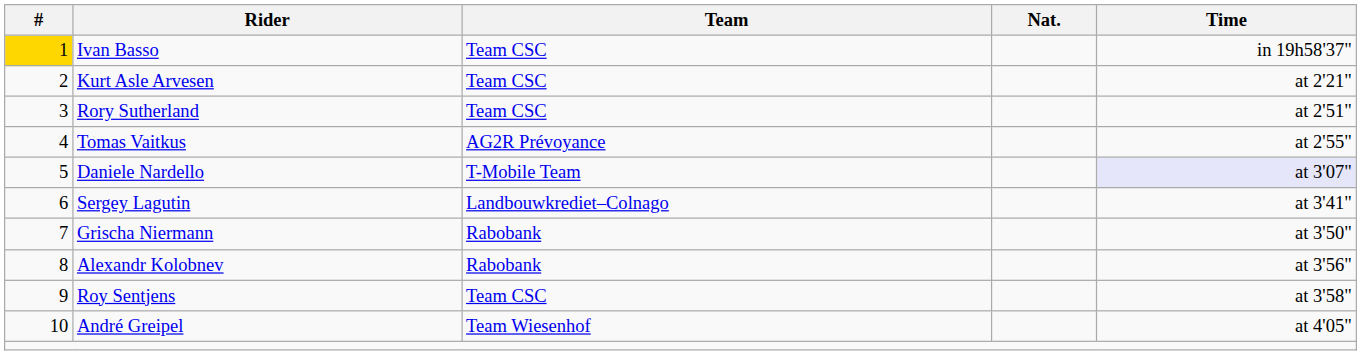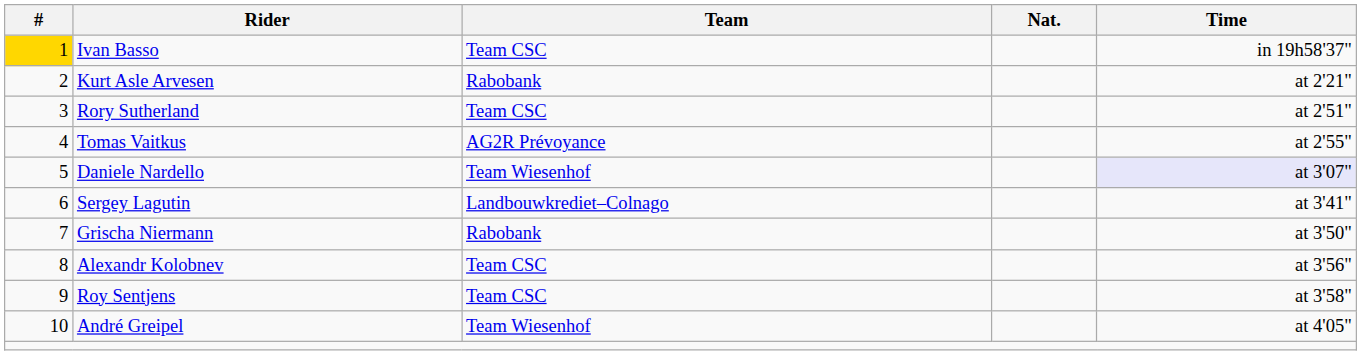(506, 81) Team CSC -> (504, 81) Rabobank
(523, 172) T-Mobile Team -> (528, 172) Team Wiesenhof
(504, 264) Rabobank -> (506, 264) Team CSC
